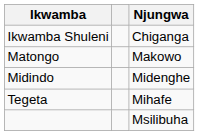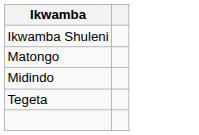- column: (161, 15)
